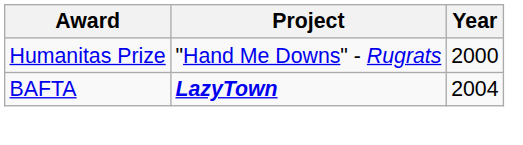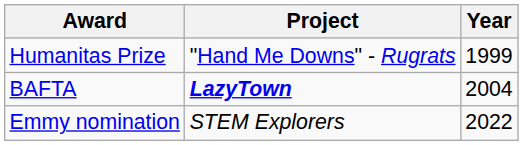(475, 55) 2000 -> (489, 55) 1999
+ row: (95, 122)
